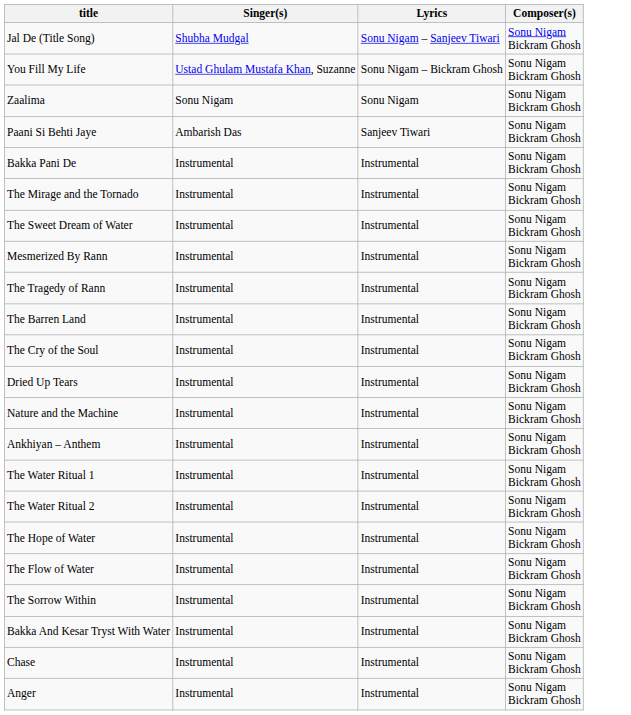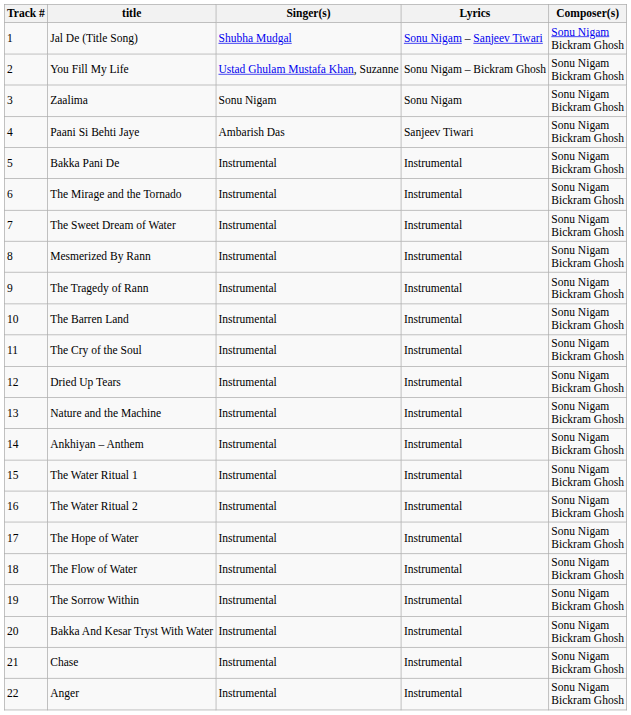+ column: (26, 13)
